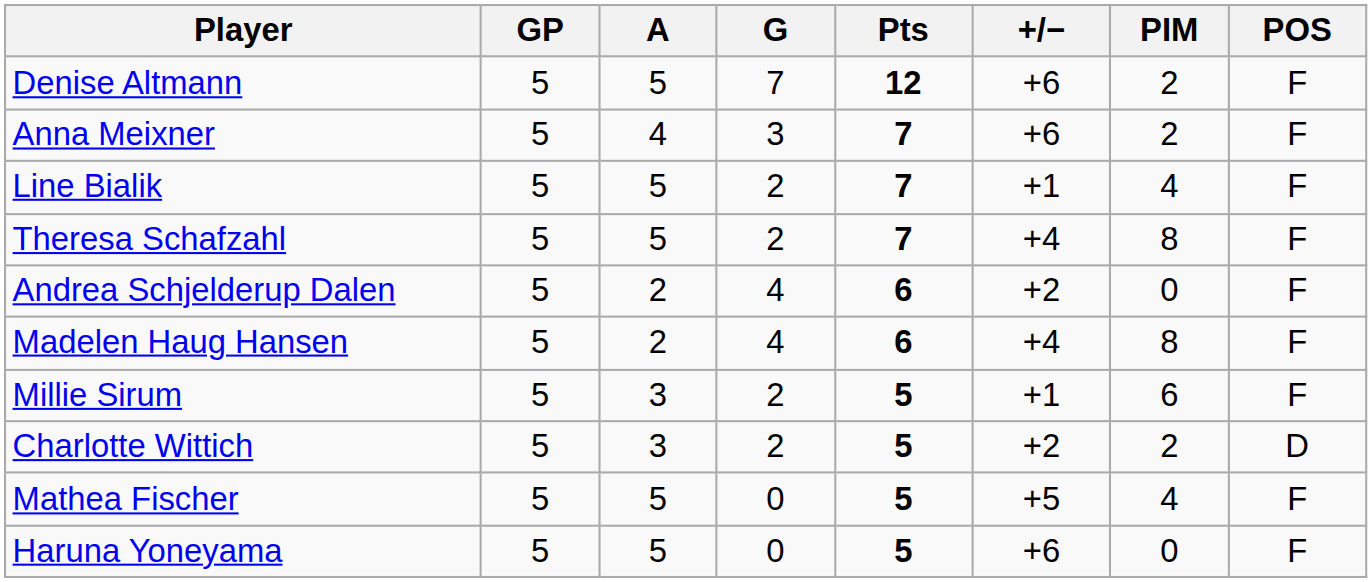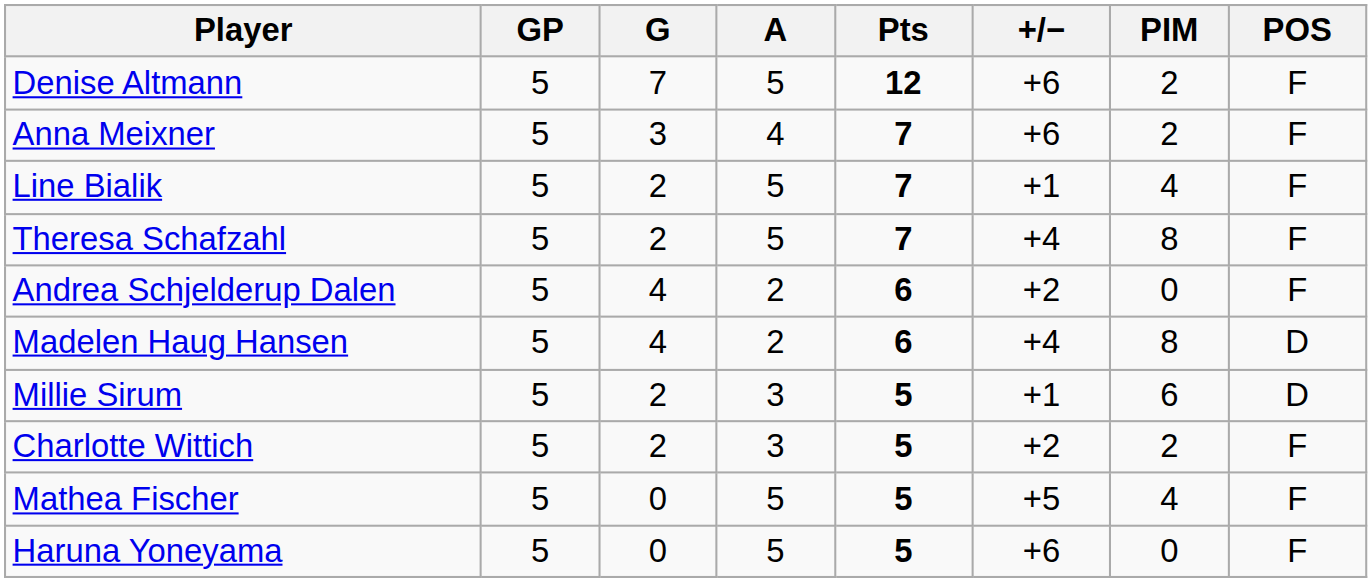columns swapped: (775, 30) <-> (658, 30)
(1297, 342) F -> (1297, 342) D
(1297, 394) F -> (1297, 394) D
(1297, 446) D -> (1297, 446) F
